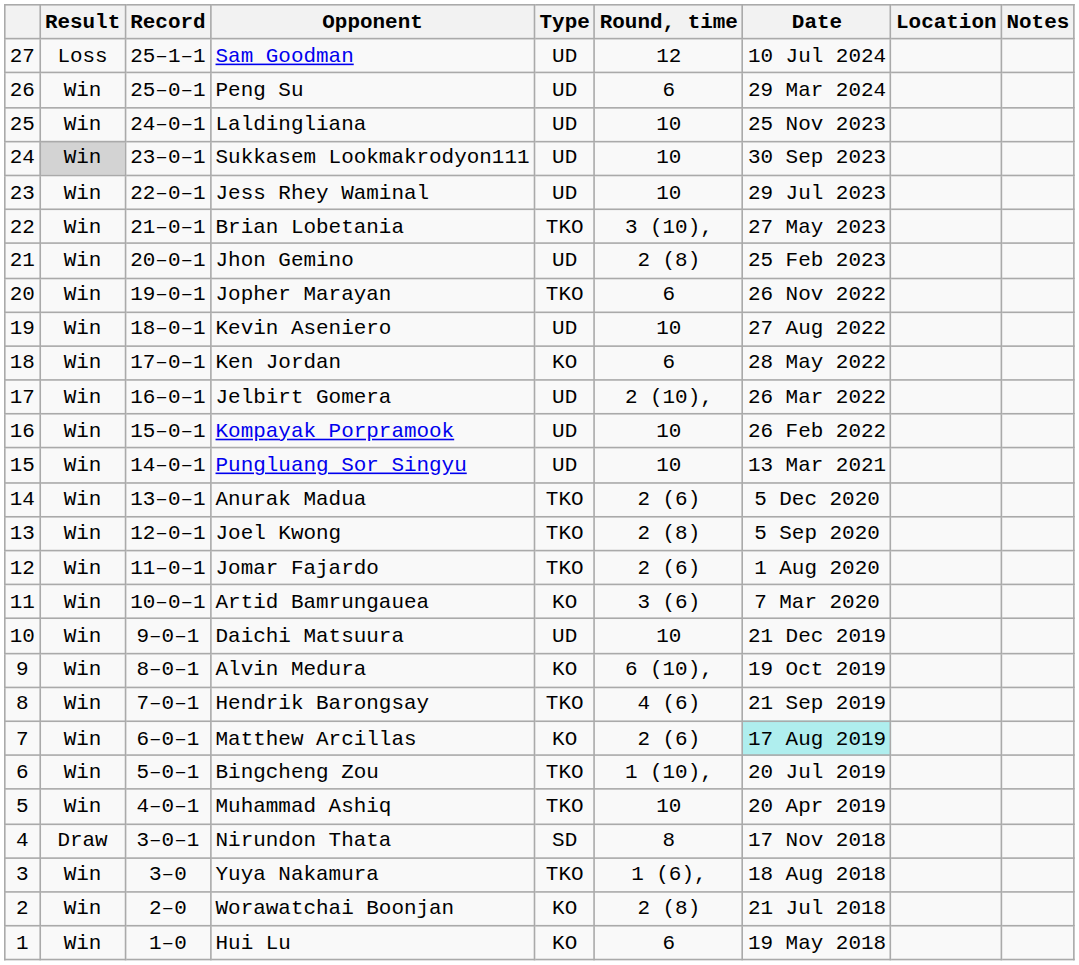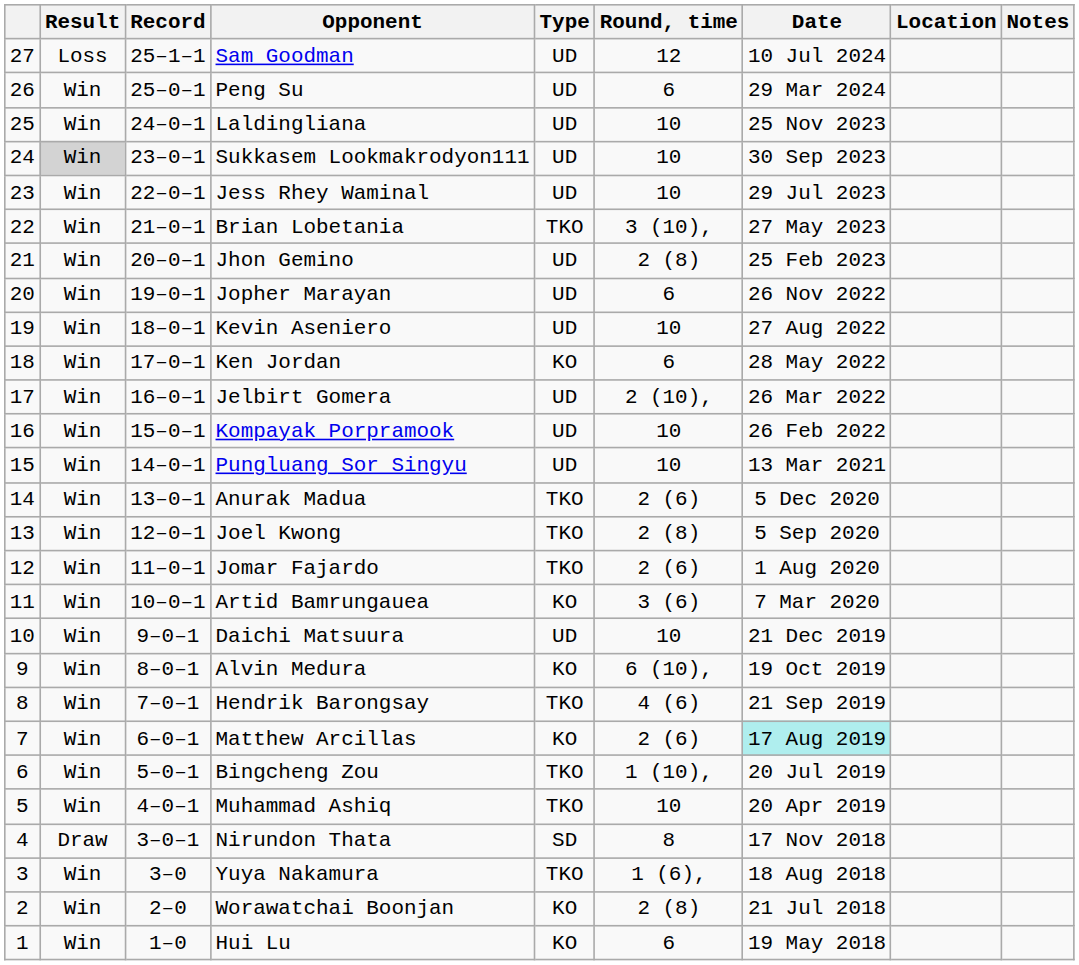(565, 295) TKO -> (565, 295) UD
